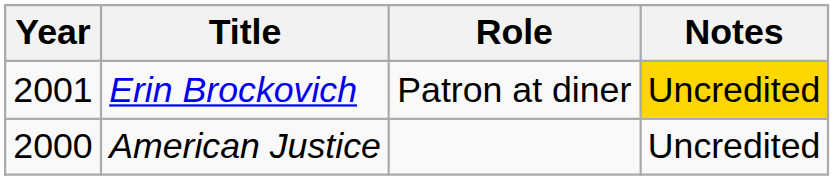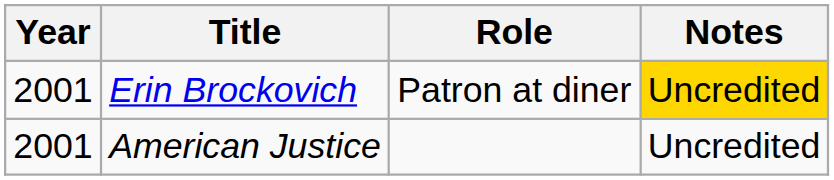(53, 145) 2000 -> (53, 145) 2001
